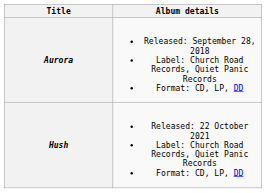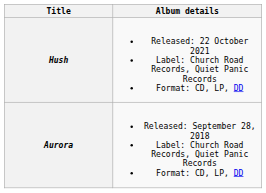rows swapped: (59, 60) <-> (59, 145)
